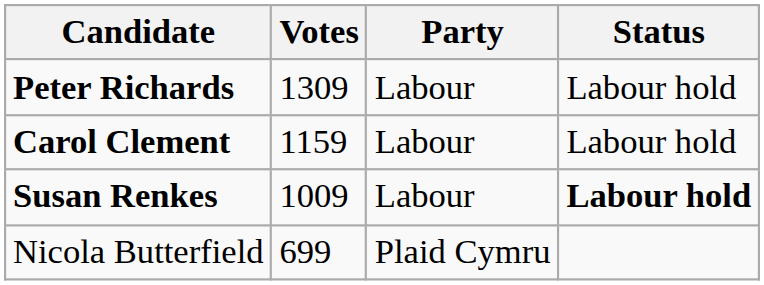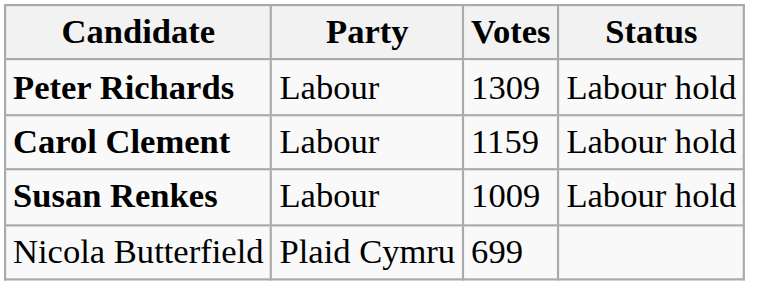columns swapped: (463, 31) <-> (319, 31)
(659, 196) bold -> (651, 196) normal
